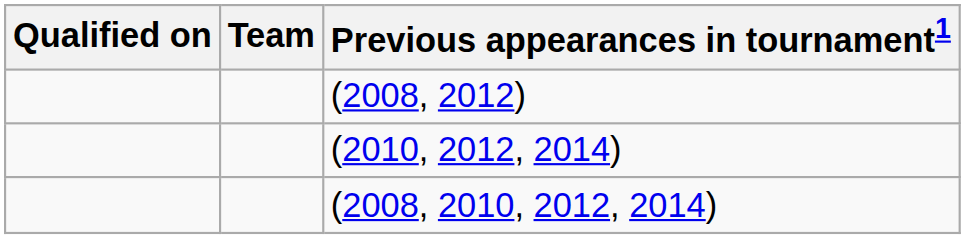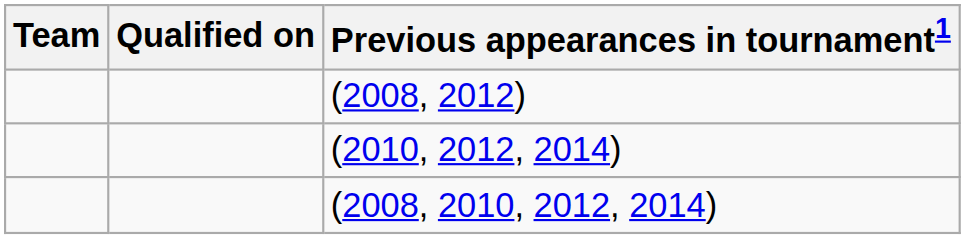columns swapped: (271, 36) <-> (112, 36)
